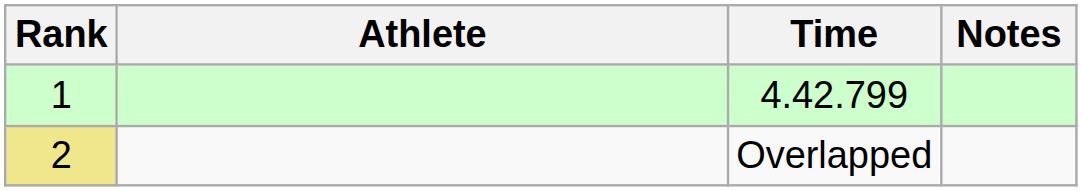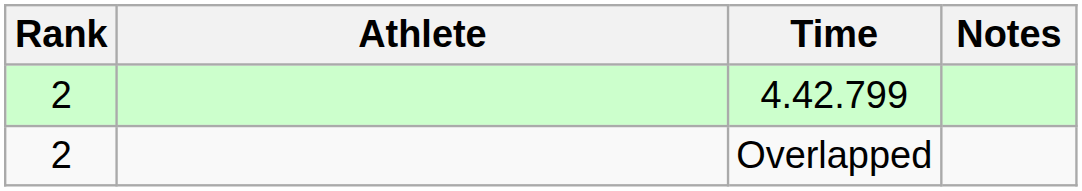(61, 94) 1 -> (61, 94) 2
(61, 154) khaki background -> (61, 154) no background
